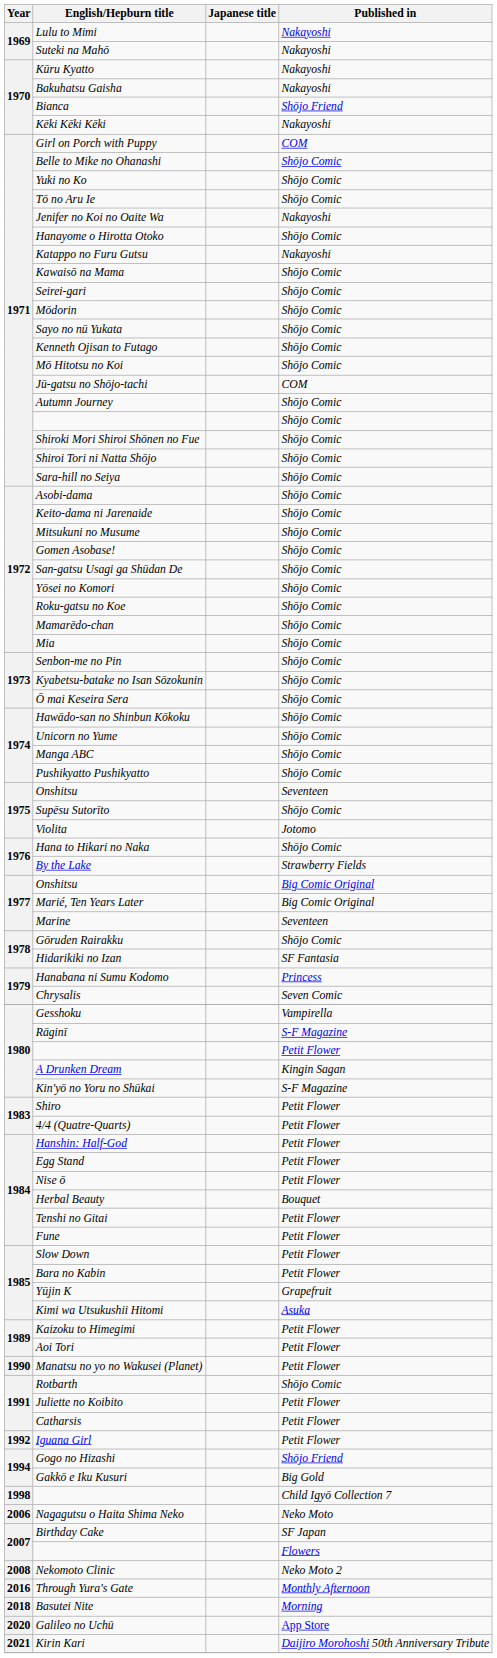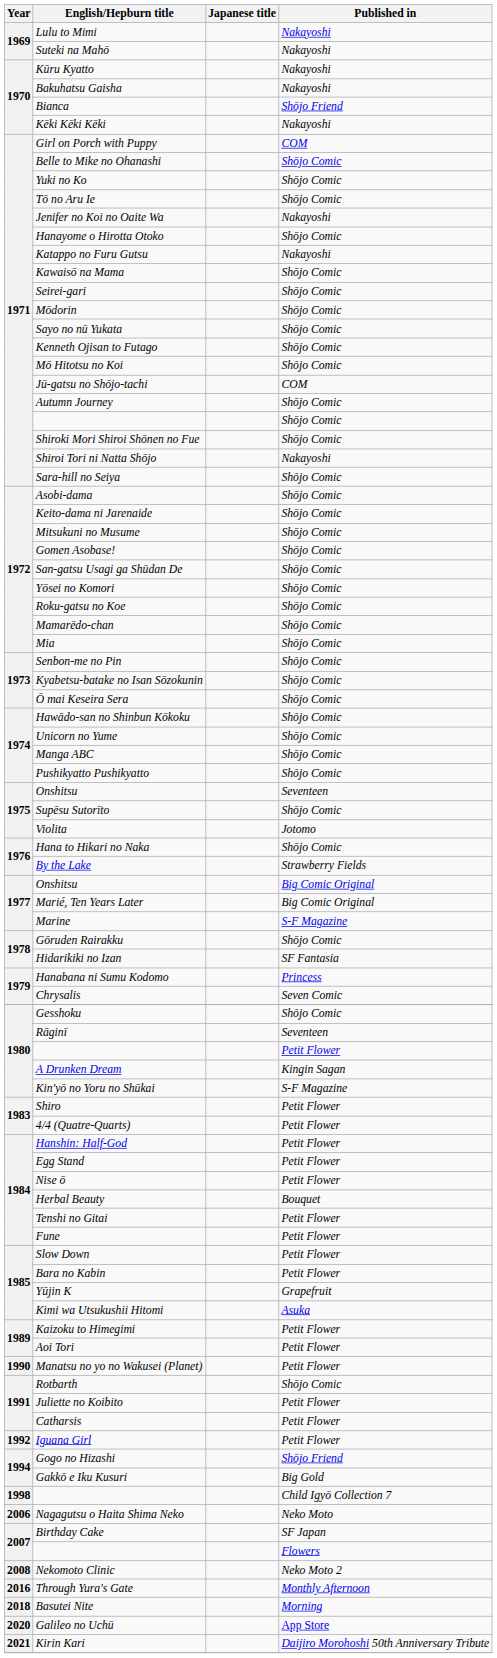(311, 458) Shōjo Comic -> (306, 458) Nakayoshi
(305, 921) Seventeen -> (314, 921) S-F Magazine
(307, 1014) Vampirella -> (311, 1014) Shōjo Comic
(314, 1032) S-F Magazine -> (305, 1032) Seventeen
